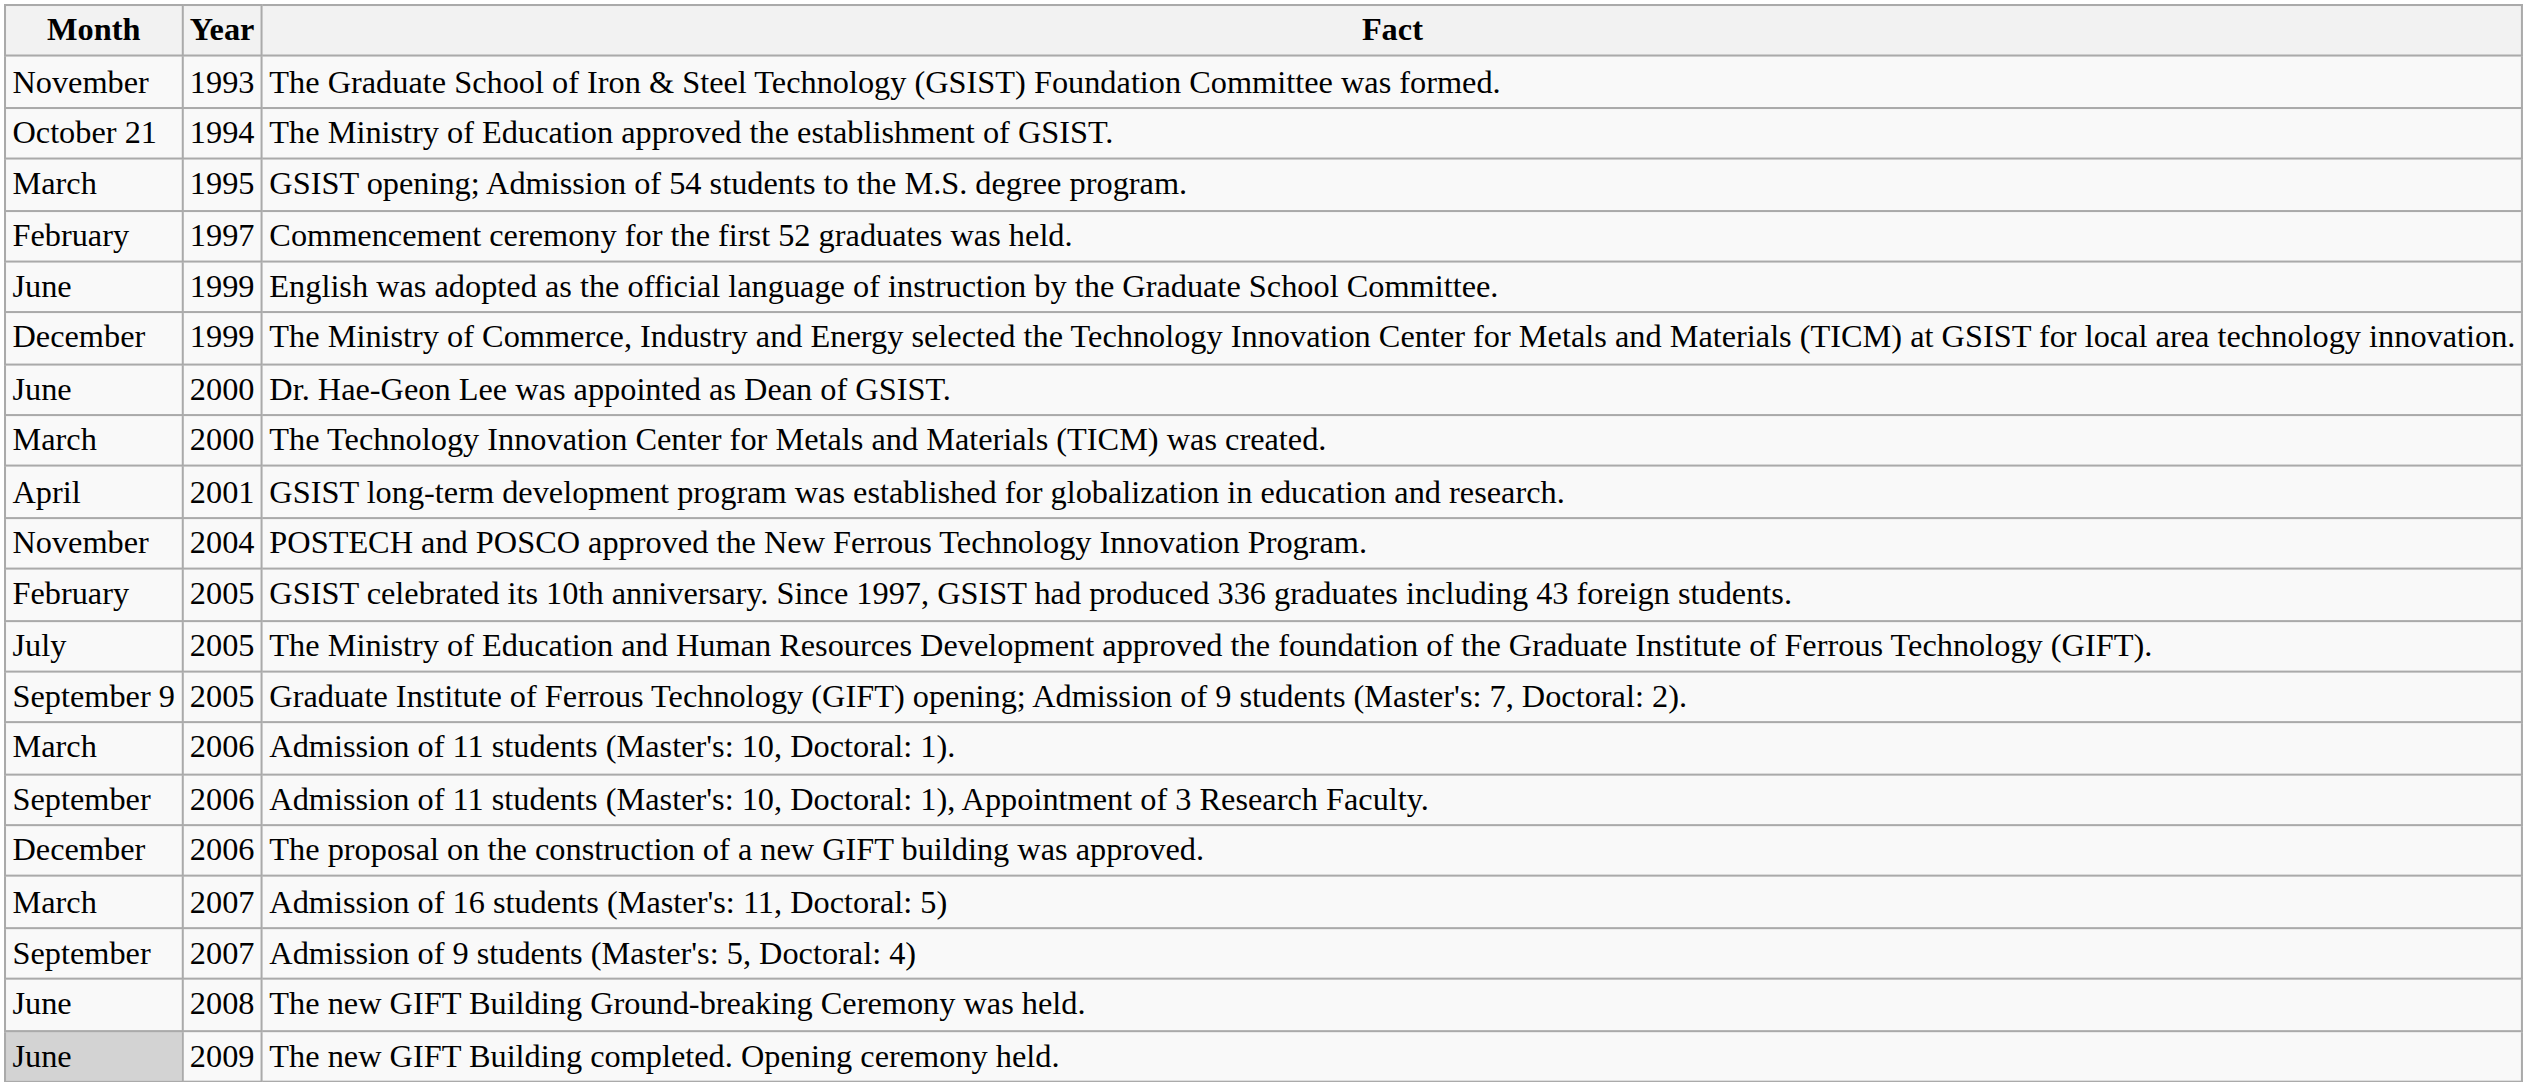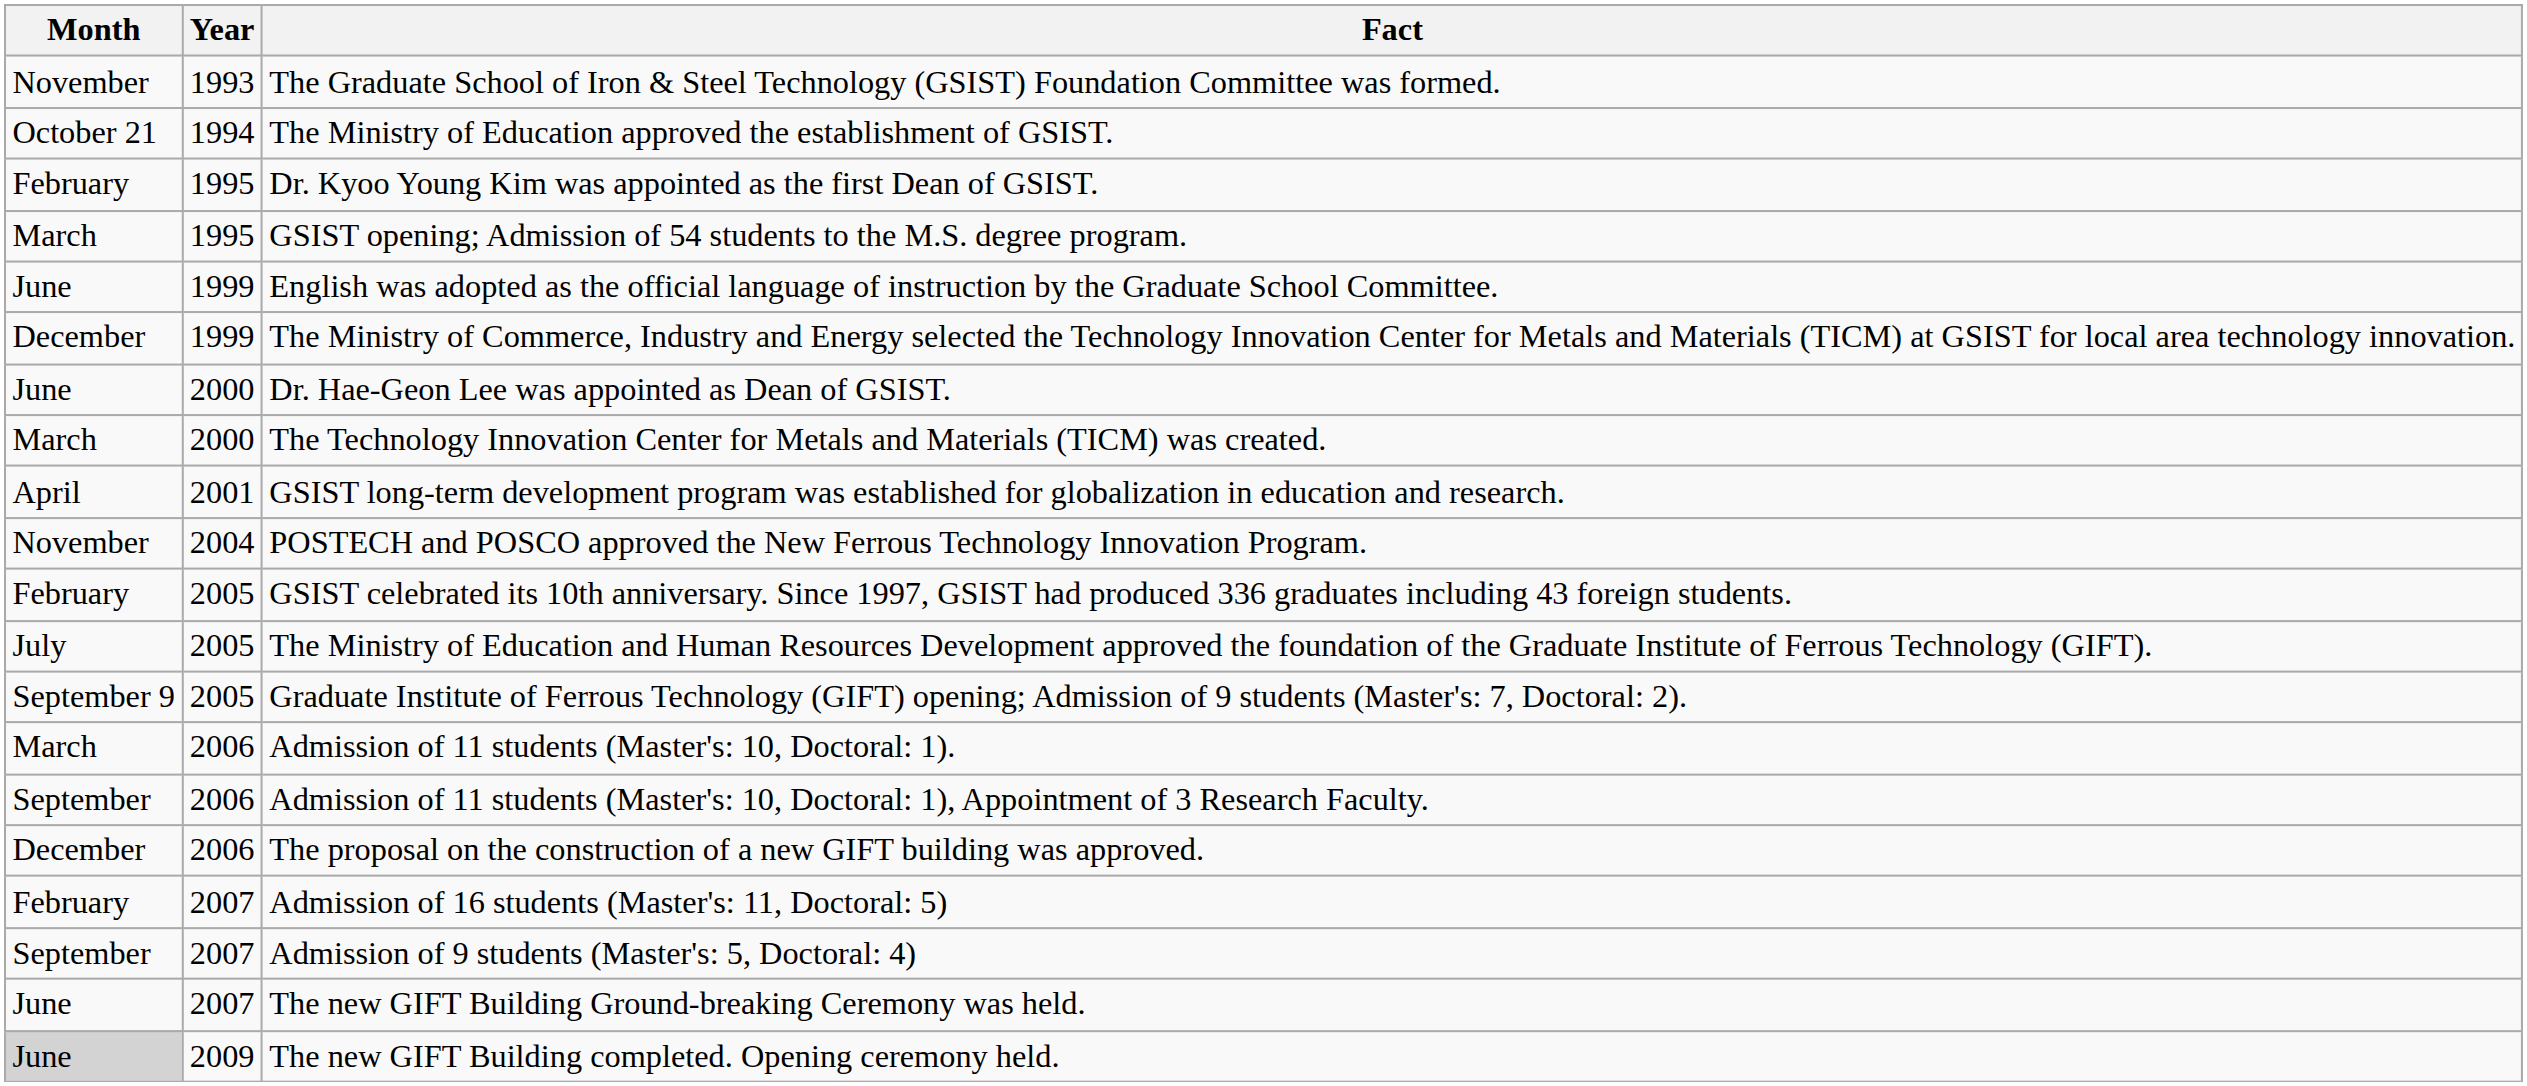+ row: (684, 183)
- row: (671, 235)
(55, 901) March -> (71, 901) February
(222, 1004) 2008 -> (222, 1004) 2007
